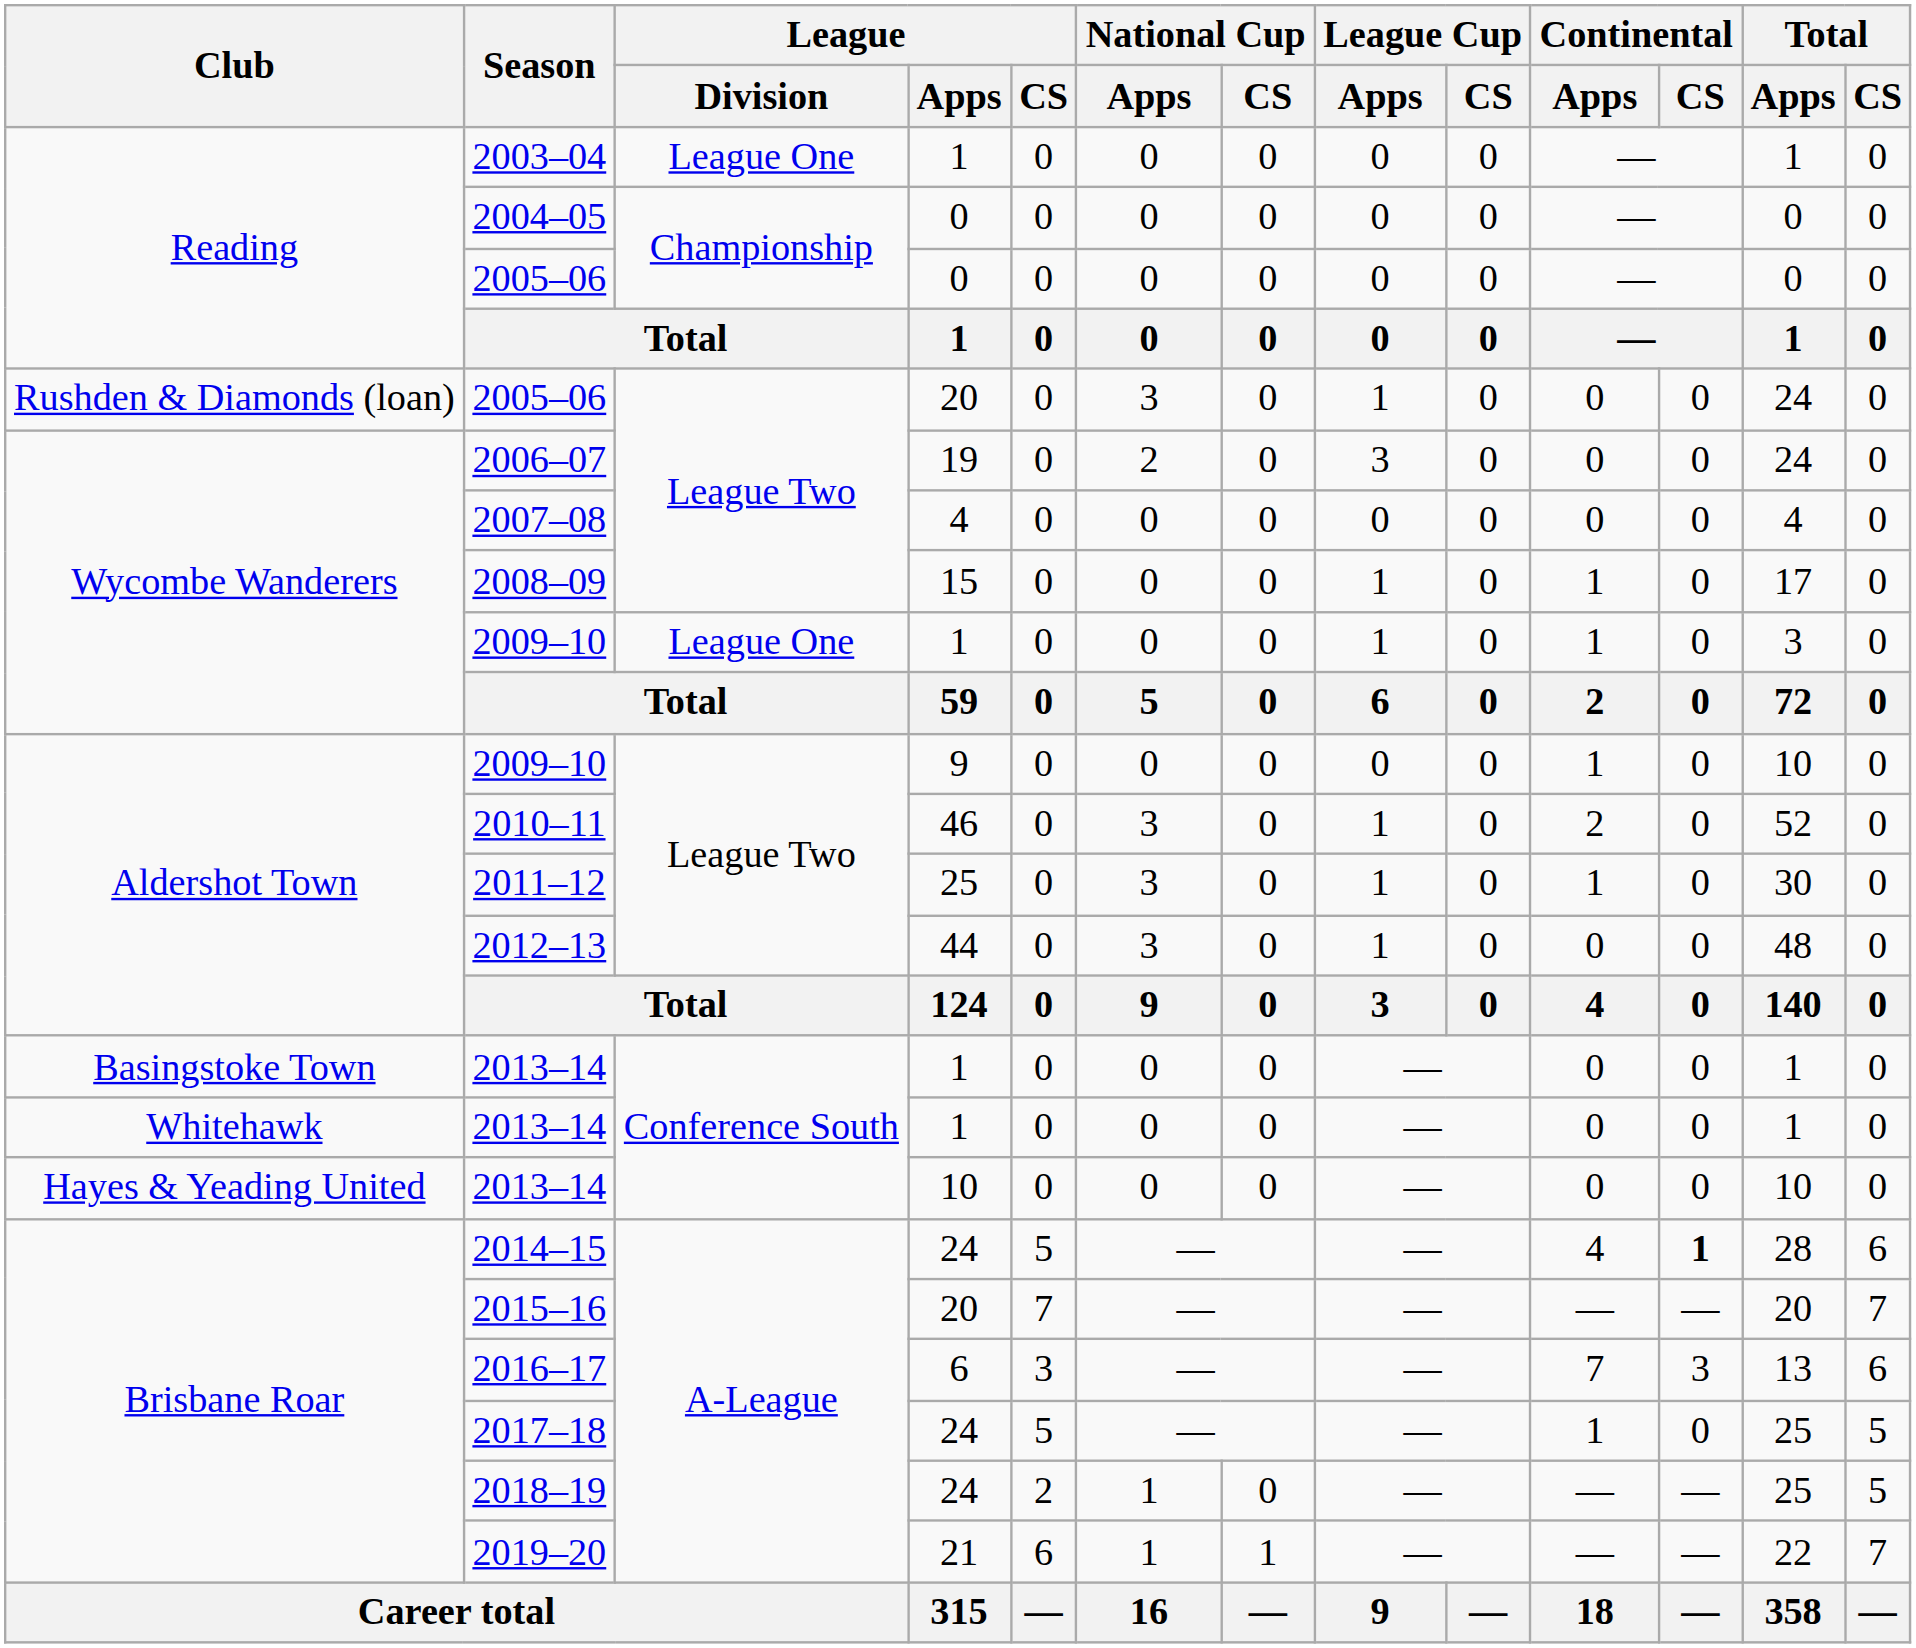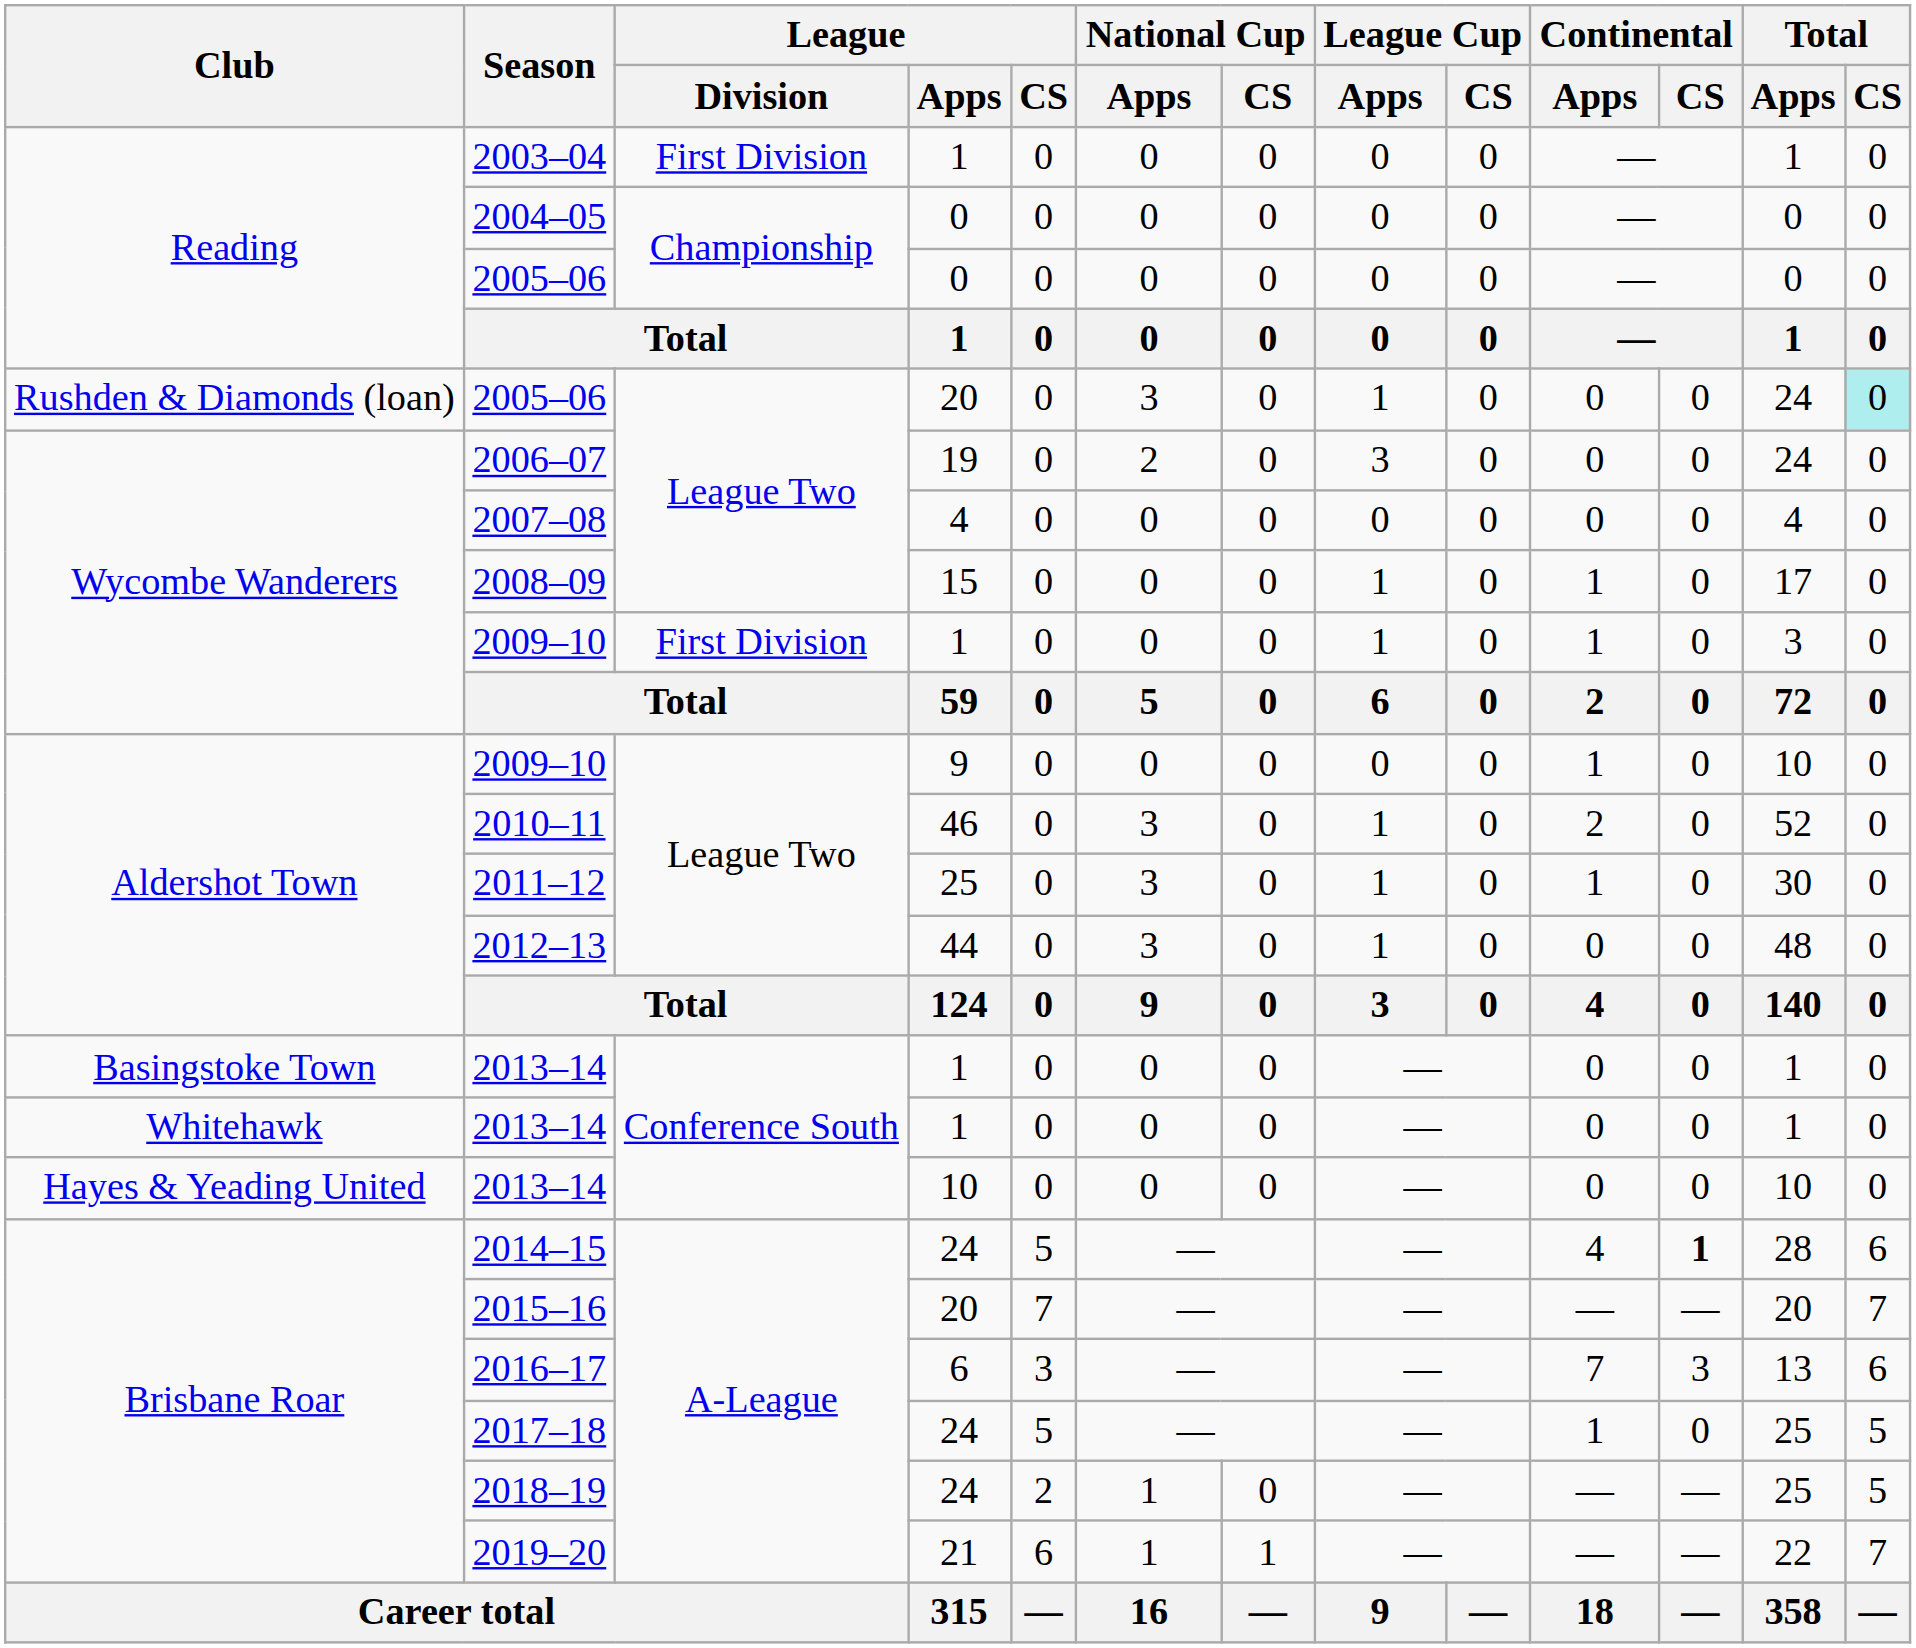(761, 156) League One -> (761, 156) First Division
(1878, 398) no background -> (1878, 398) paleturquoise background
(761, 641) League One -> (761, 641) First Division
